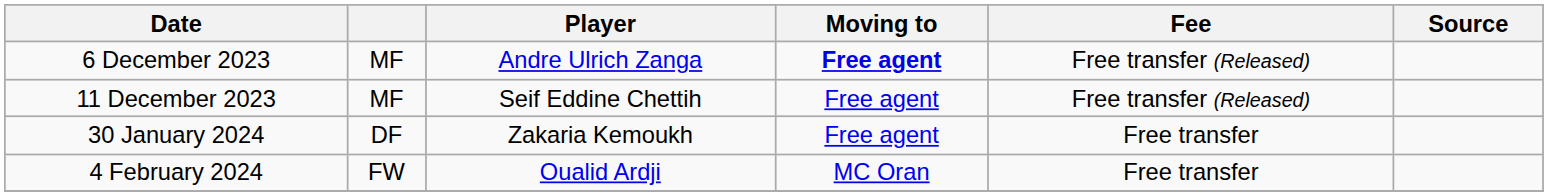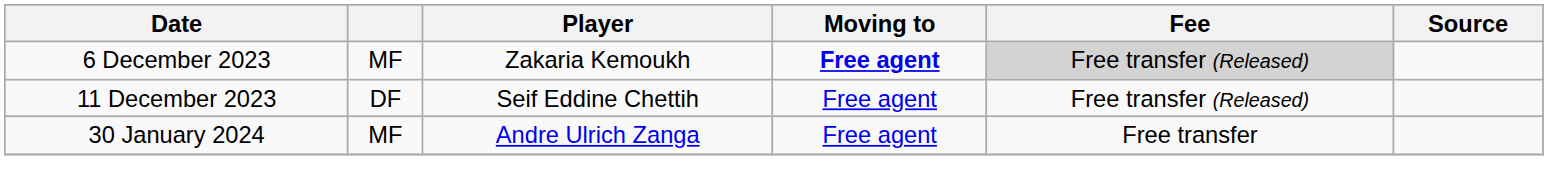(600, 60) Andre Ulrich Zanga -> (598, 60) Zakaria Kemoukh
(1191, 60) no background -> (1190, 60) lightgrey background
(386, 98) MF -> (385, 98) DF
(387, 135) DF -> (385, 135) MF
(600, 135) Zakaria Kemoukh -> (598, 135) Andre Ulrich Zanga
- row: (176, 172)
